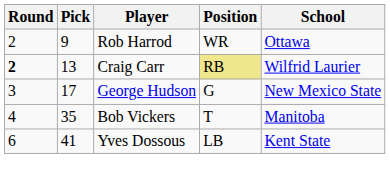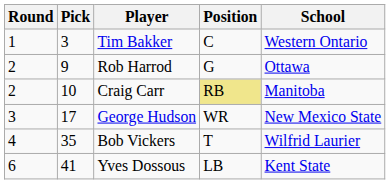+ row: (135, 41)
(216, 41) WR -> (209, 66) G
(12, 66) bold -> (12, 91) normal
(68, 66) 13 -> (68, 91) 10
(312, 66) Wilfrid Laurier -> (295, 91) Manitoba
(209, 91) G -> (216, 116) WR
(295, 116) Manitoba -> (312, 141) Wilfrid Laurier
